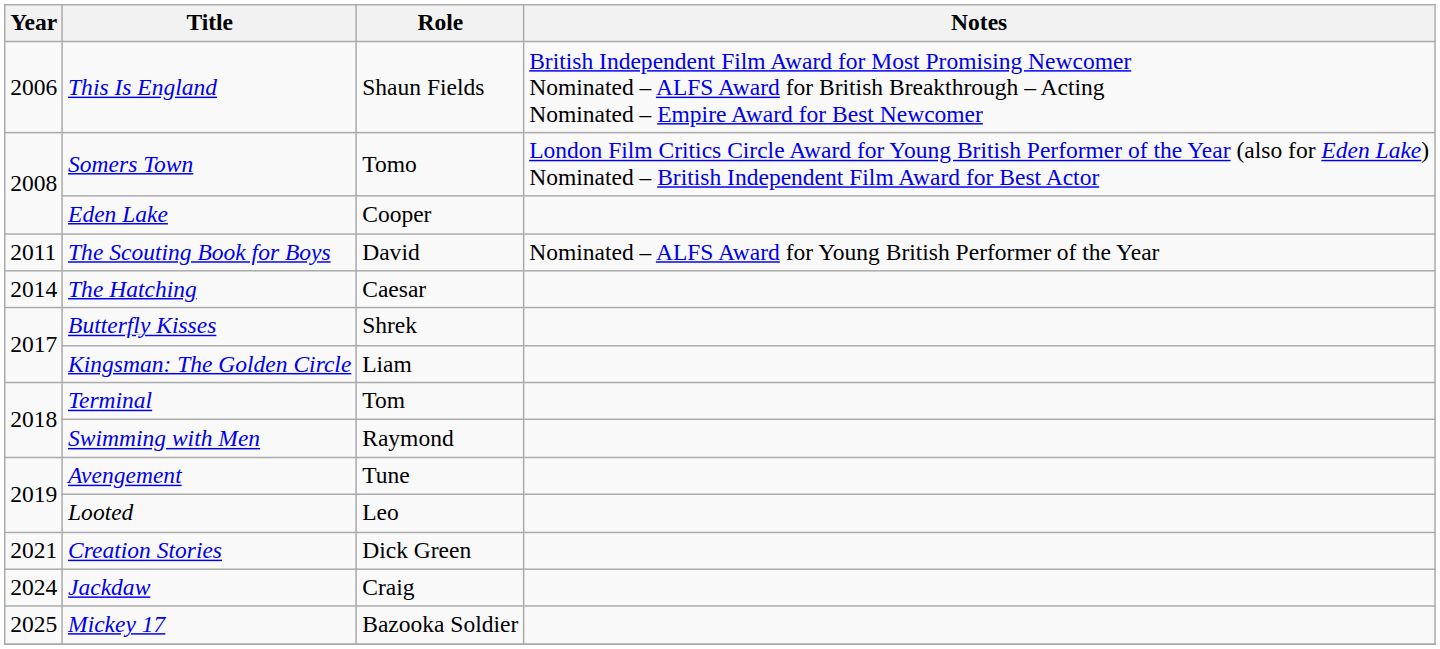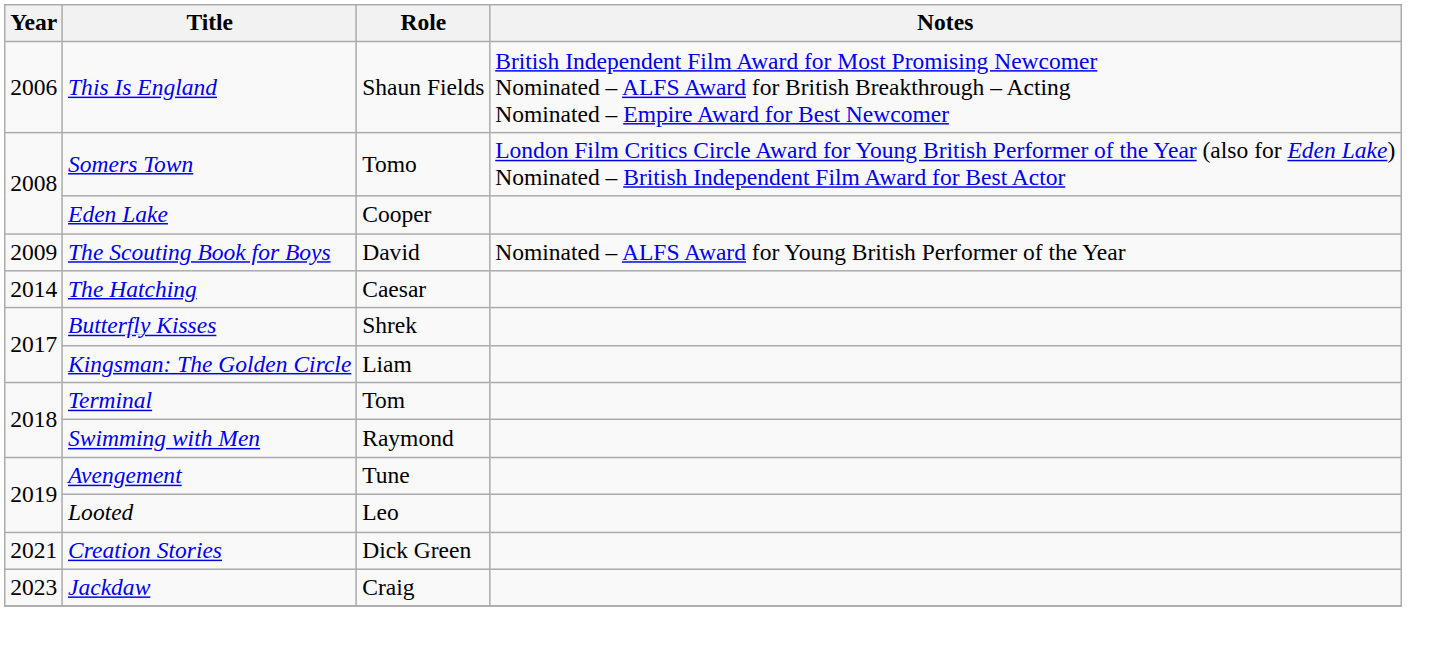(33, 251) 2011 -> (34, 251) 2009
(34, 587) 2024 -> (34, 587) 2023
- row: (117, 624)
